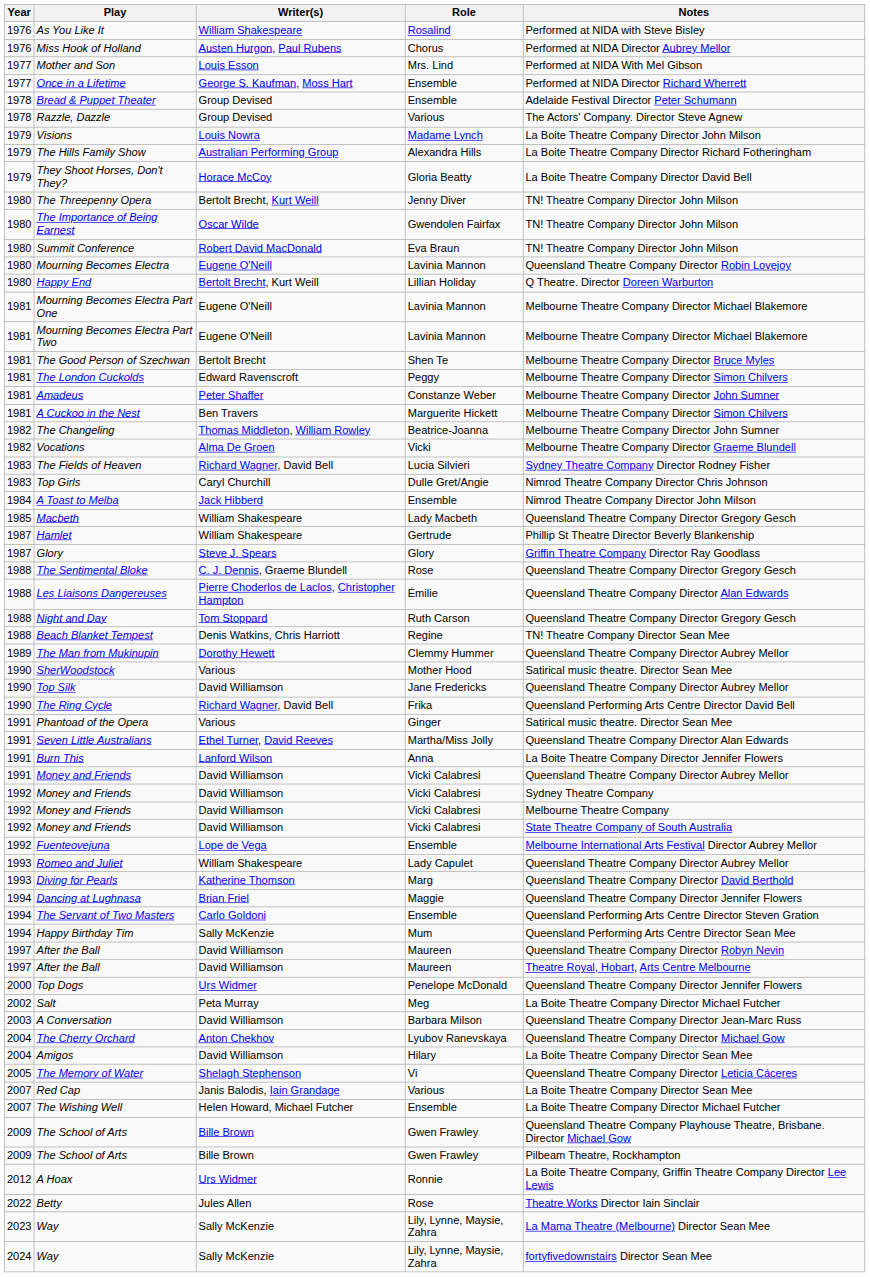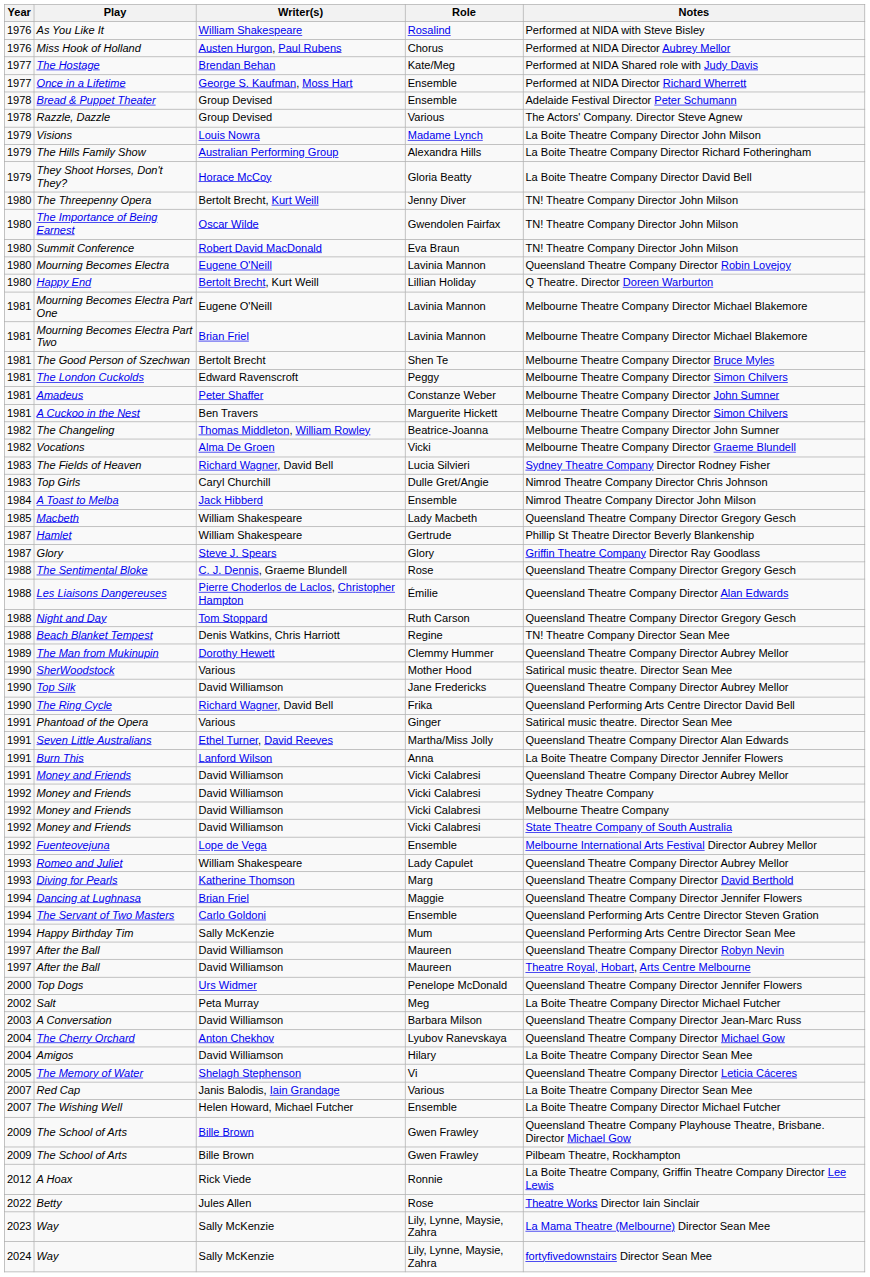- row: (19, 65)
+ row: (19, 65)
(235, 336) Eugene O'Neill -> (224, 336) Brian Friel
(228, 1179) Urs Widmer -> (225, 1179) Rick Viede
